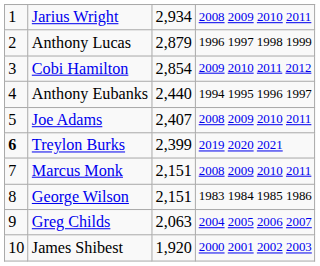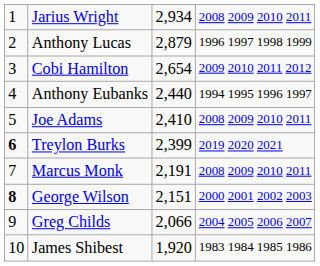(174, 68) 2,854 -> (174, 68) 2,654
(174, 119) 2,407 -> (174, 119) 2,410
(174, 171) 2,151 -> (174, 171) 2,191
(12, 196) normal -> (12, 196) bold
(255, 196) 1983 1984 1985 1986 -> (255, 196) 2000 2001 2002 2003
(174, 222) 2,063 -> (174, 222) 2,066
(255, 247) 2000 2001 2002 2003 -> (255, 247) 1983 1984 1985 1986
